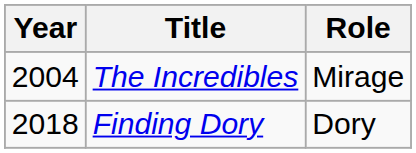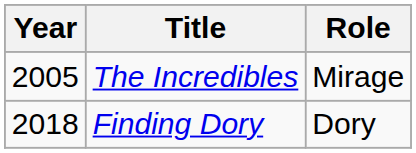(45, 76) 2004 -> (45, 76) 2005
